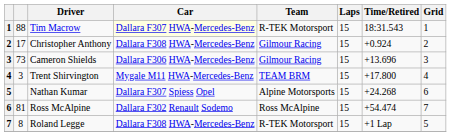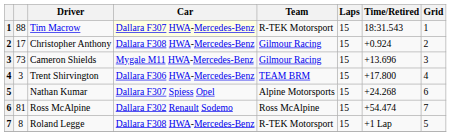(185, 60) Dallara F306 HWA-Mercedes-Benz -> (185, 60) Mygale M11 HWA-Mercedes-Benz
(185, 76) Mygale M11 HWA-Mercedes-Benz -> (185, 76) Dallara F306 HWA-Mercedes-Benz
